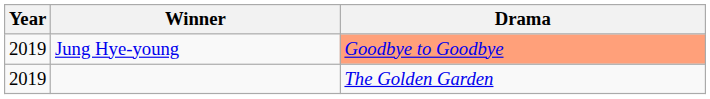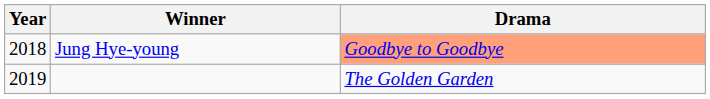(28, 49) 2019 -> (28, 49) 2018
